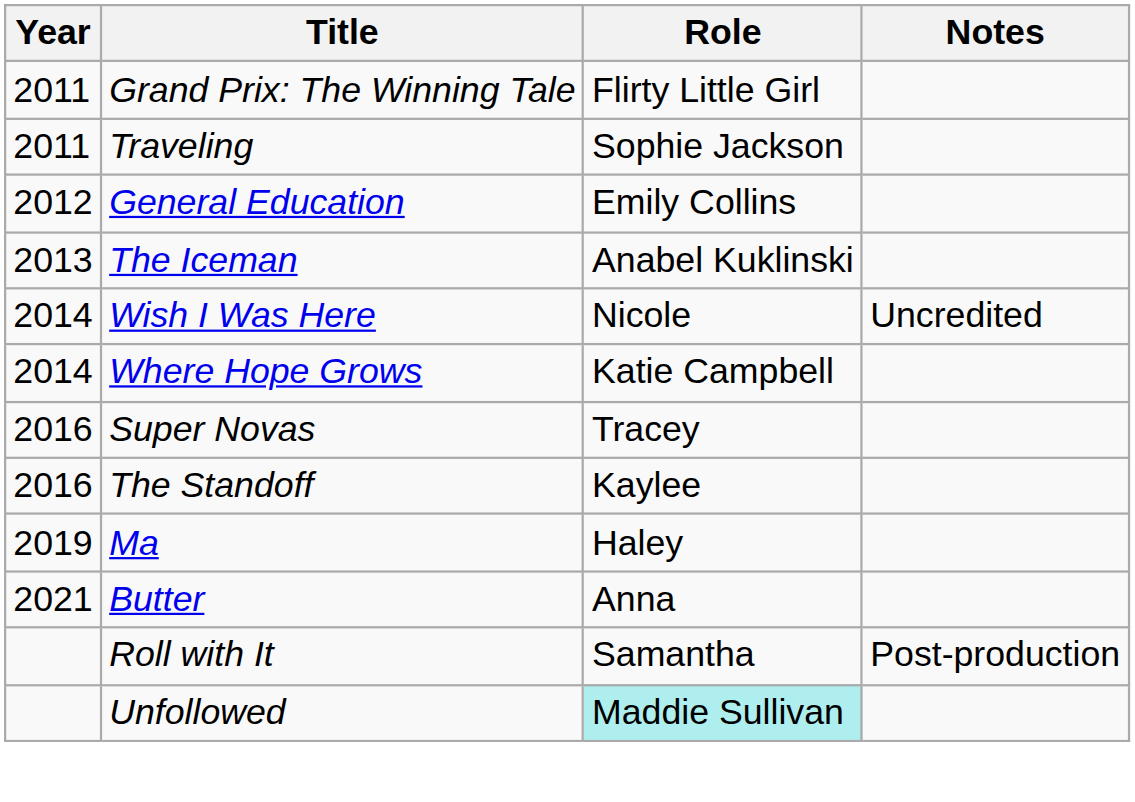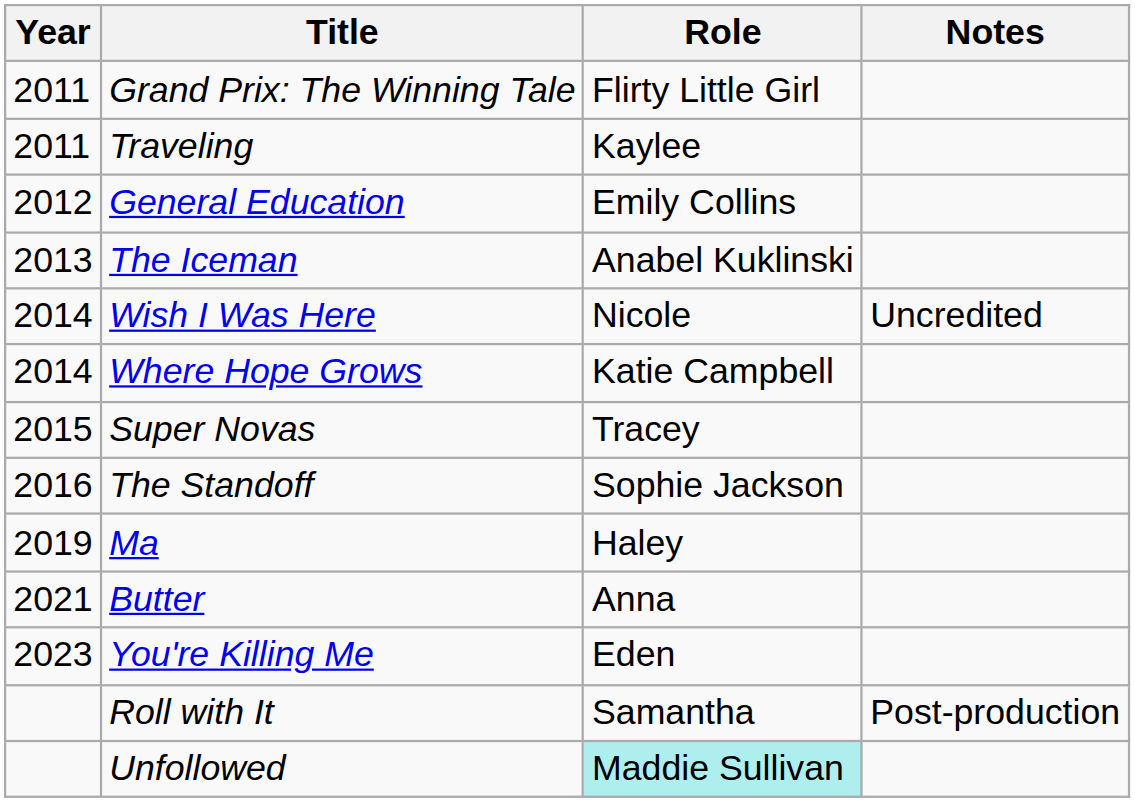(718, 145) Sophie Jackson -> (647, 145) Kaylee
(53, 428) 2016 -> (53, 428) 2015
(647, 485) Kaylee -> (718, 485) Sophie Jackson
+ row: (241, 655)
